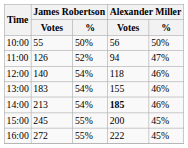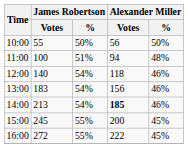(41, 58) 126 -> (41, 58) 100
(84, 58) 52% -> (84, 58) 51%
(160, 58) 47% -> (160, 58) 48%
(117, 89) 155 -> (117, 89) 156
